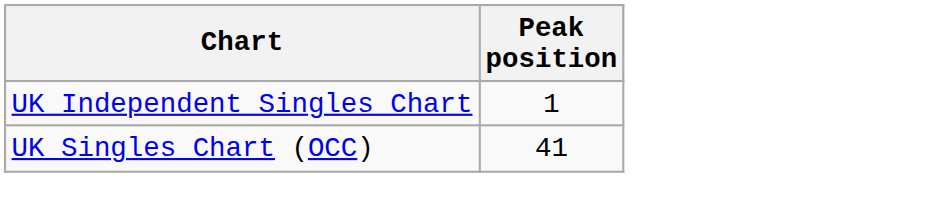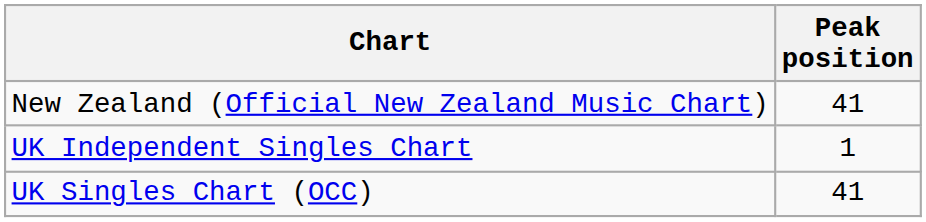+ row: (390, 104)
